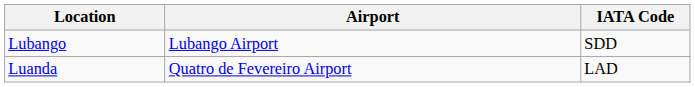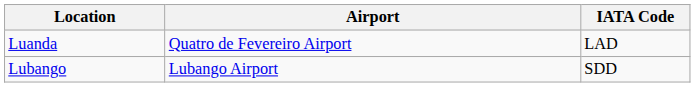rows swapped: (33, 69) <-> (37, 43)
